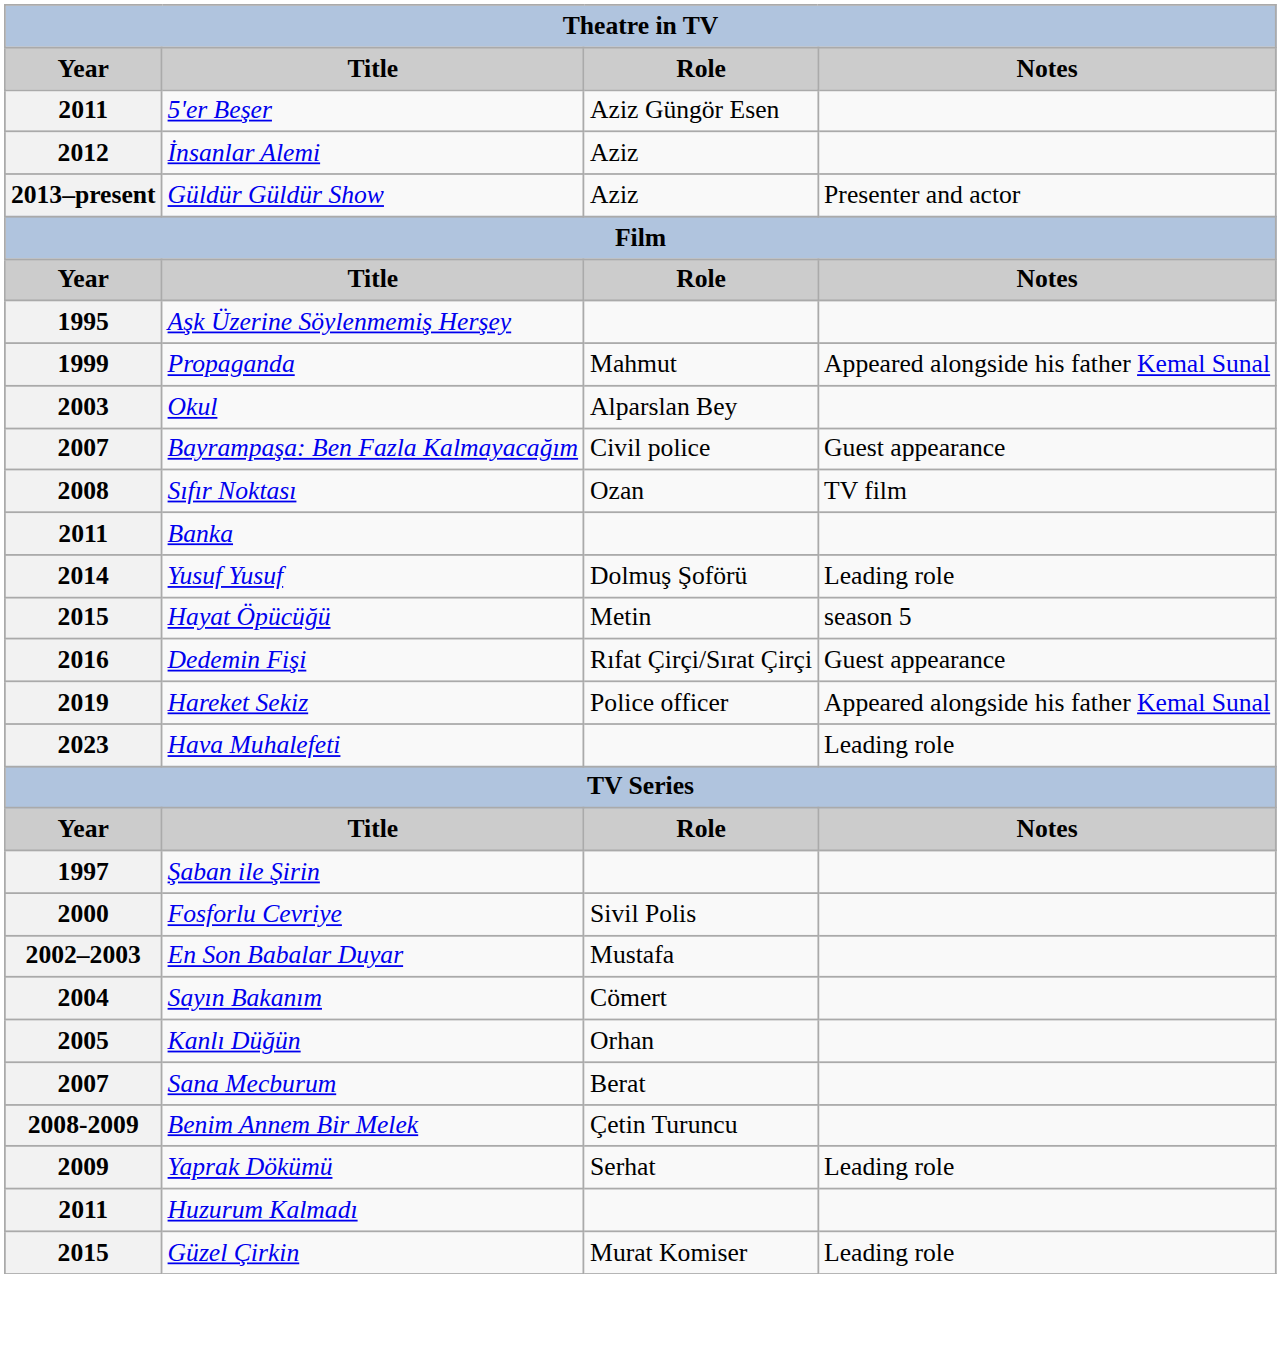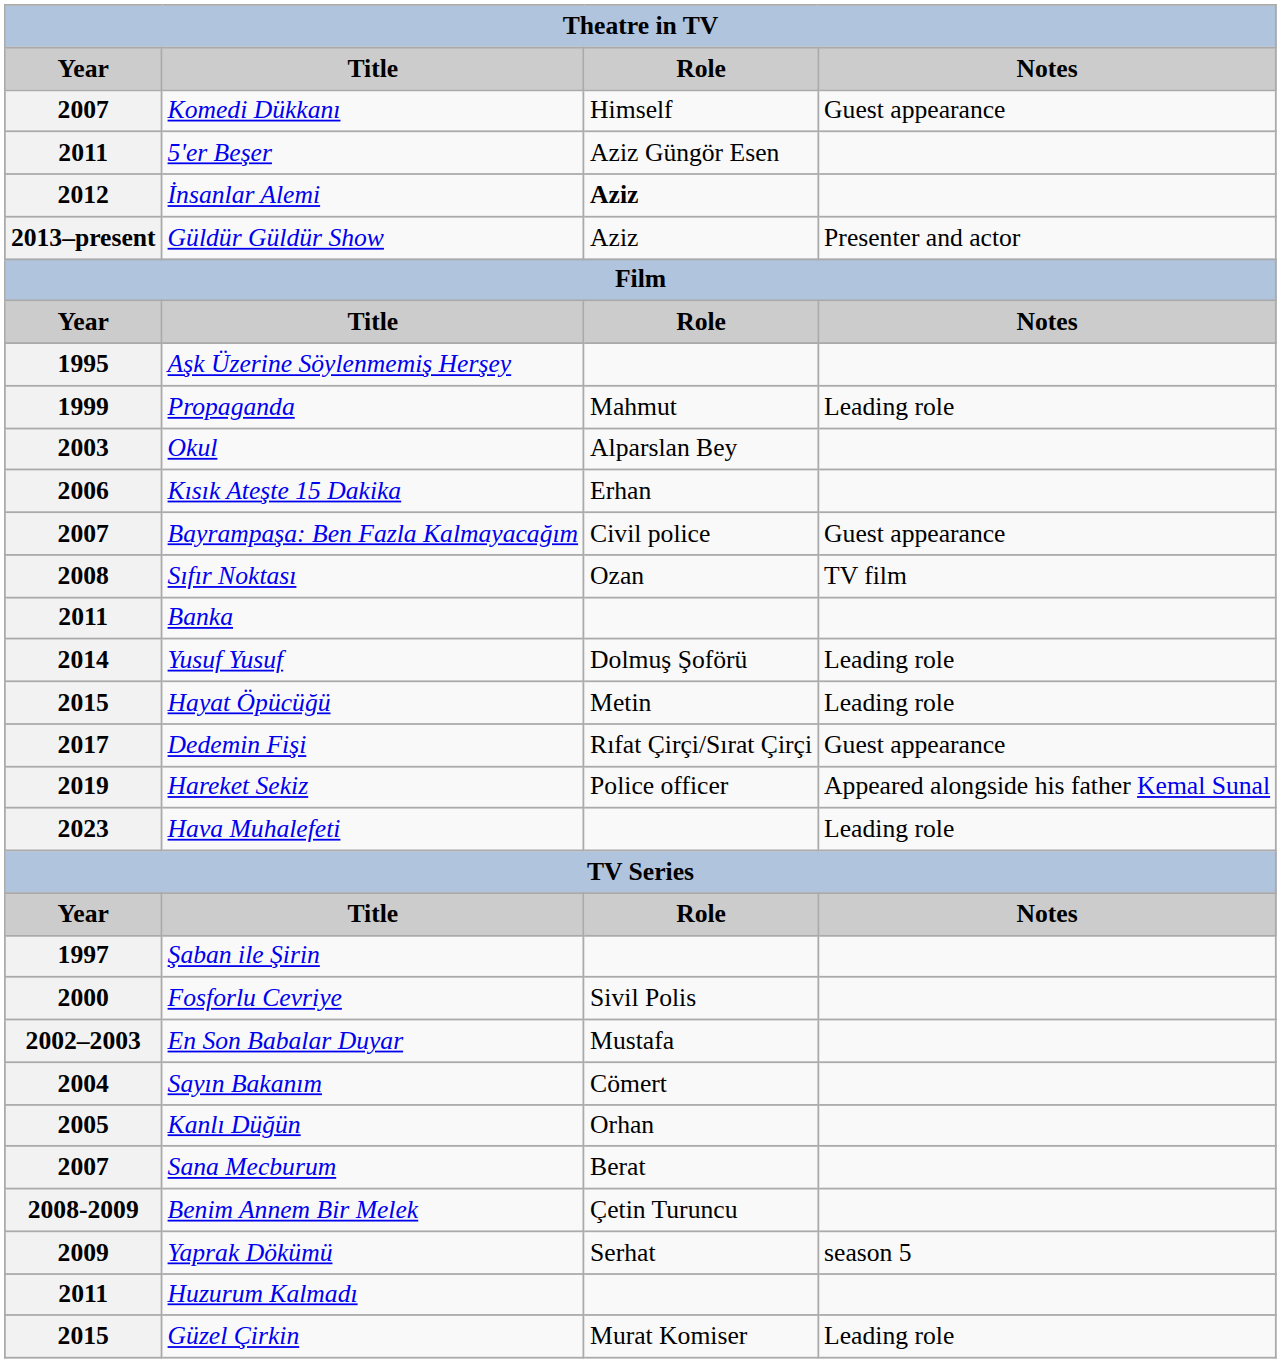+ row: (254, 110)
(614, 152) normal -> (614, 195) bold
(1047, 364) Appeared alongside his father Kemal Sunal -> (889, 406) Leading role
+ row: (284, 491)
(868, 617) season 5 -> (889, 702) Leading role
(83, 660) 2016 -> (83, 744) 2017
(889, 1167) Leading role -> (868, 1252) season 5
